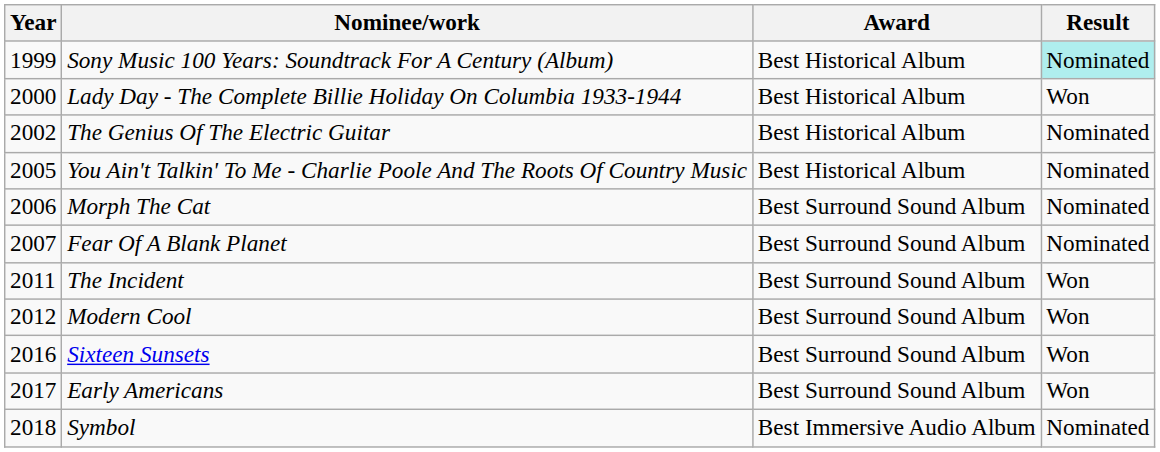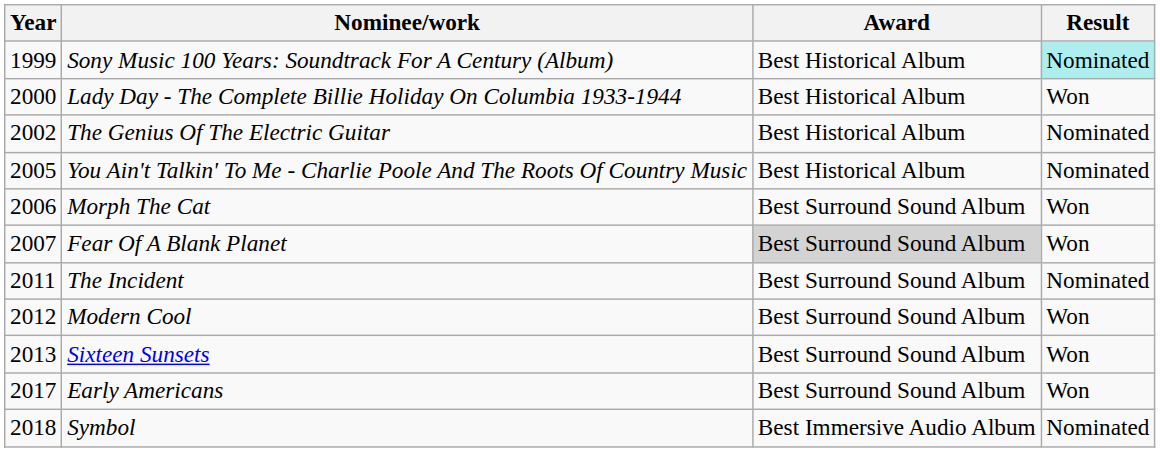(1098, 206) Nominated -> (1068, 206) Won
(892, 243) no background -> (892, 243) lightgrey background
(1098, 243) Nominated -> (1068, 243) Won
(1068, 280) Won -> (1098, 280) Nominated
(33, 354) 2016 -> (33, 354) 2013
